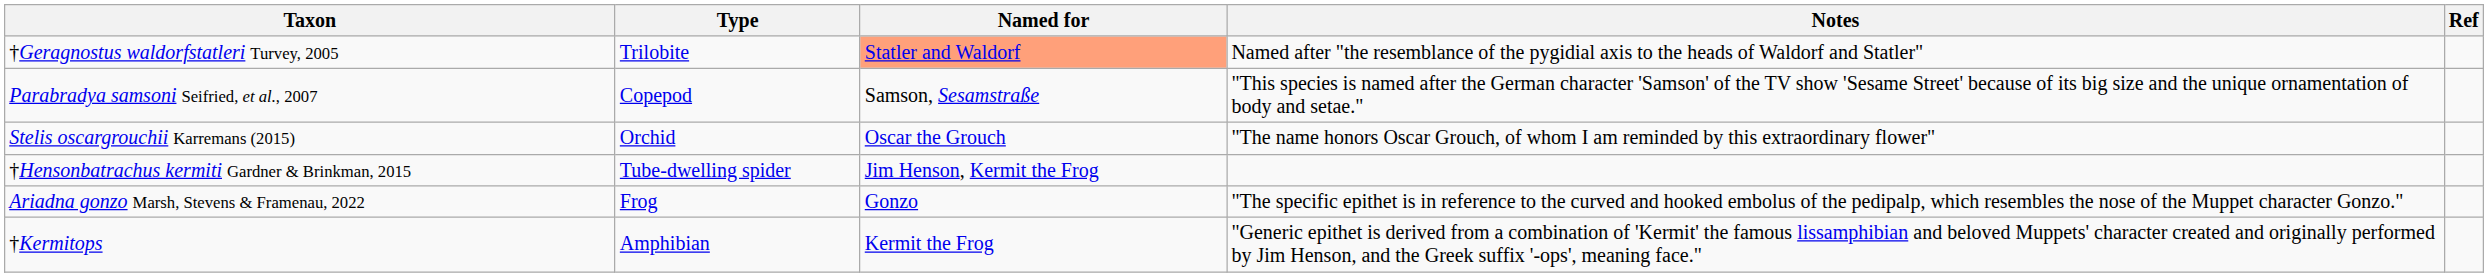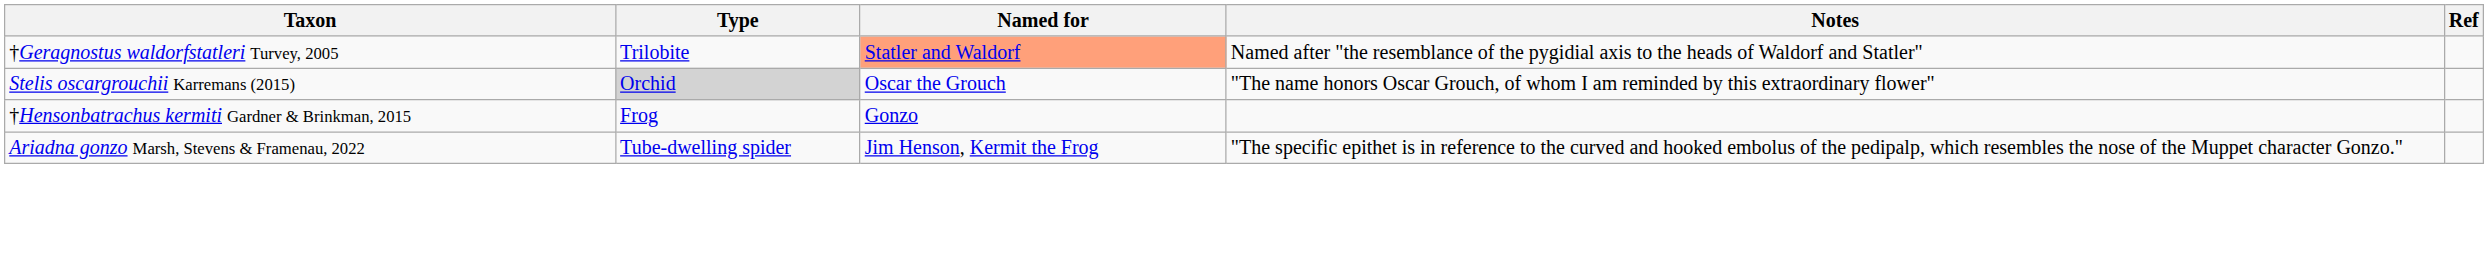- row: (163, 95)
(648, 138) no background -> (648, 83) lightgrey background
(705, 169) Tube-dwelling spider -> (639, 115) Frog
(982, 169) Jim Henson, Kermit the Frog -> (891, 115) Gonzo
(639, 201) Frog -> (706, 147) Tube-dwelling spider
(891, 201) Gonzo -> (982, 147) Jim Henson, Kermit the Frog
- row: (56, 244)
